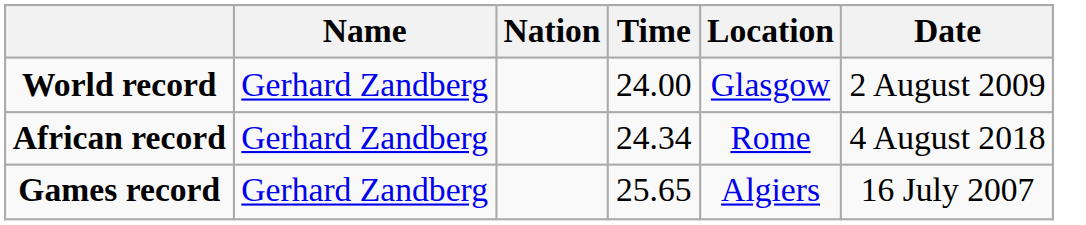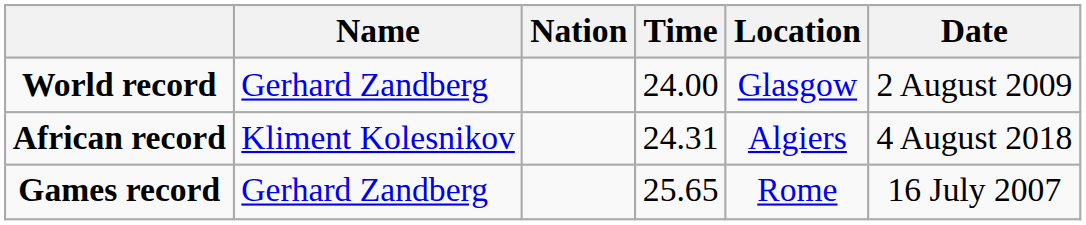(365, 137) Gerhard Zandberg -> (378, 137) Kliment Kolesnikov
(654, 137) 24.34 -> (681, 137) 24.31
(771, 137) Rome -> (797, 137) Algiers
(771, 191) Algiers -> (797, 191) Rome
